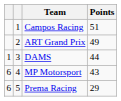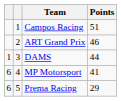(94, 42) 49 -> (94, 42) 46
(94, 72) 43 -> (94, 72) 41
